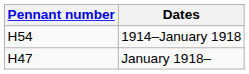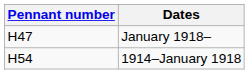rows swapped: (181, 36) <-> (166, 58)
